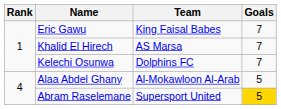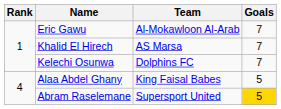(178, 29) King Faisal Babes -> (188, 29) Al-Mokawloon Al-Arab
(188, 79) Al-Mokawloon Al-Arab -> (178, 79) King Faisal Babes
